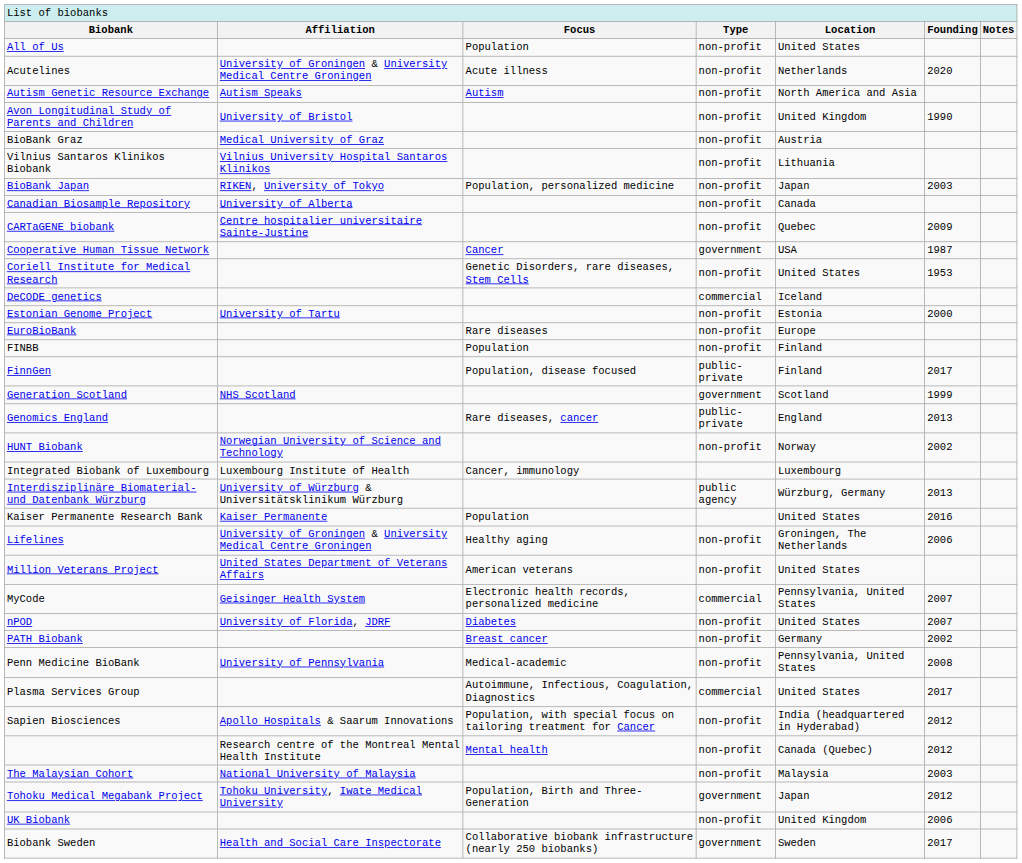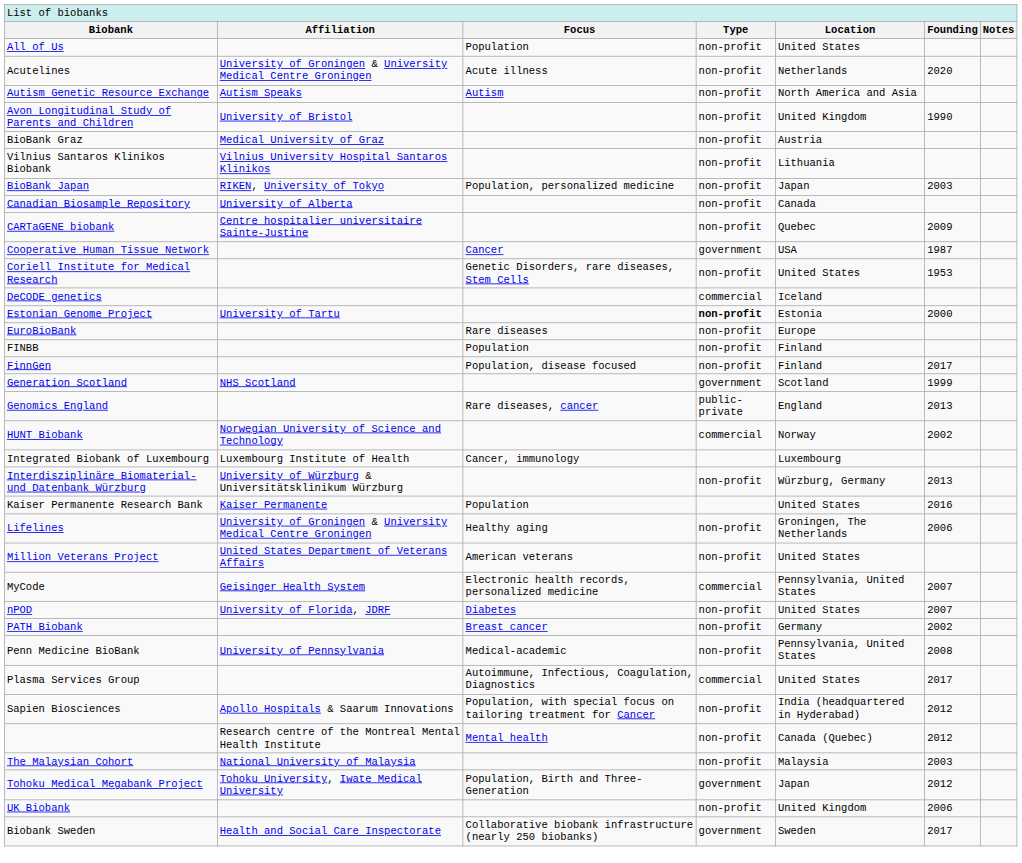(730, 314) normal -> (730, 314) bold
(721, 372) public-private -> (730, 365) non-profit
(730, 447) non-profit -> (730, 435) commercial
(718, 494) public agency -> (730, 482) non-profit
